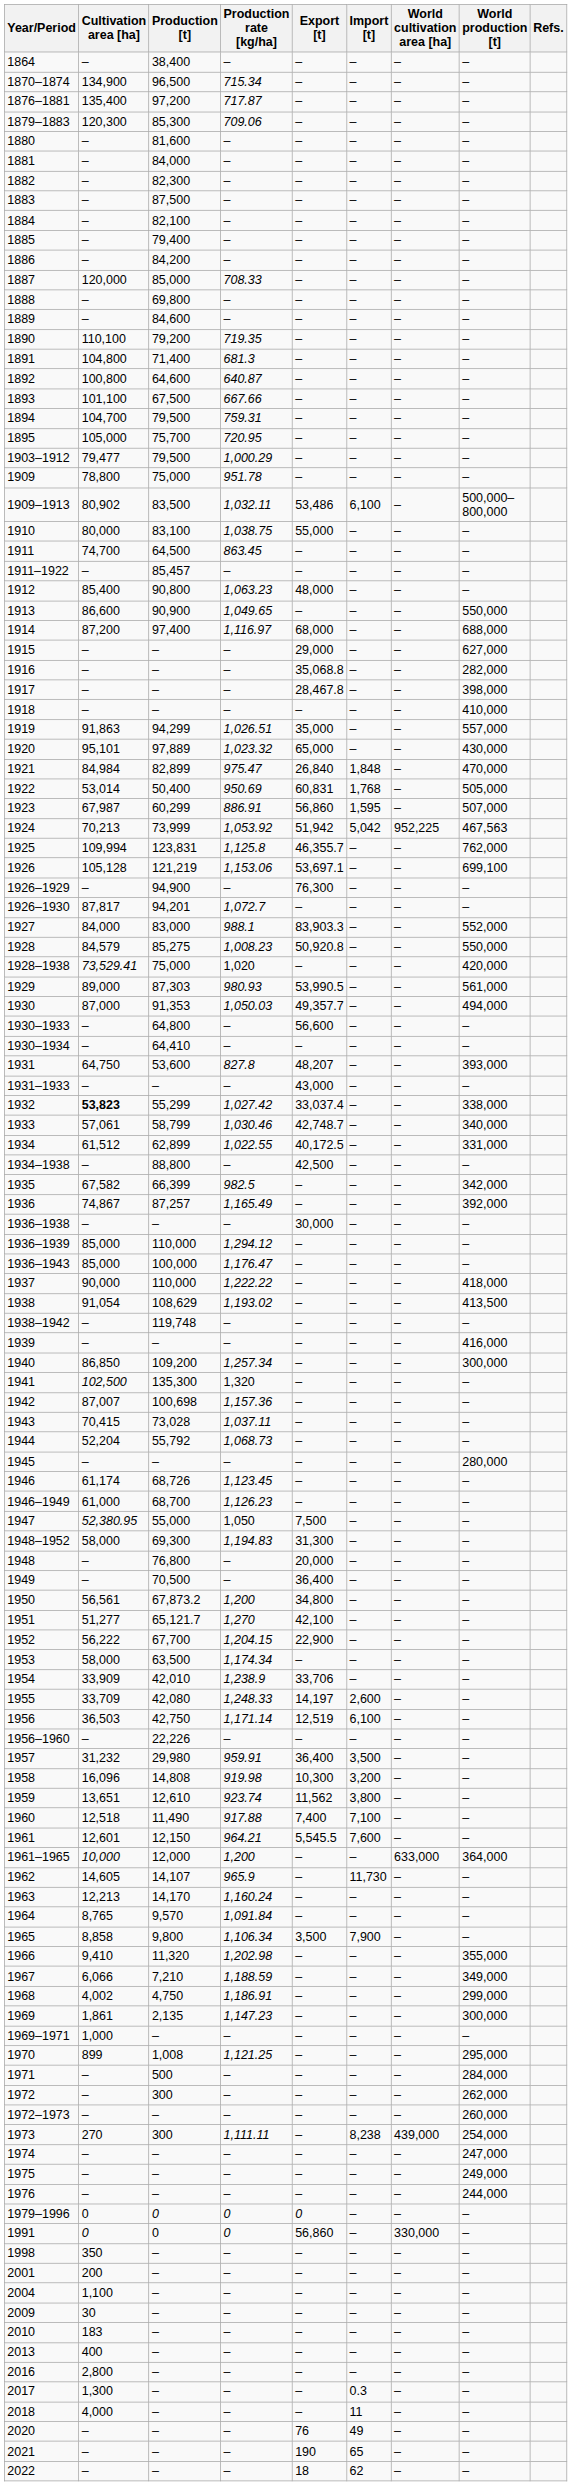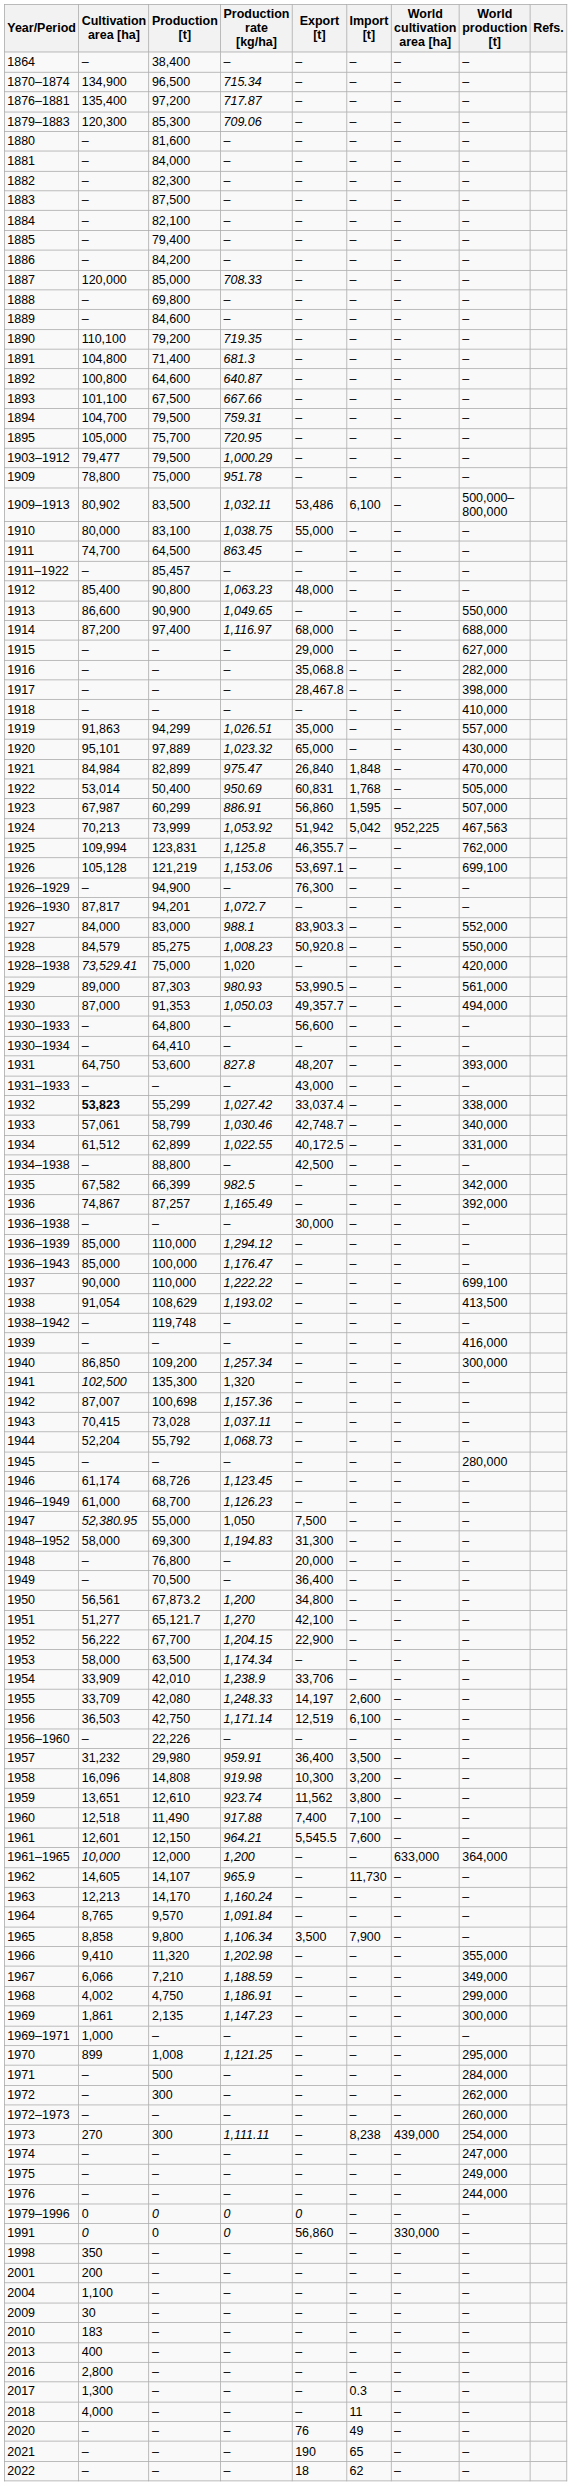(485, 1283) 418,000 -> (485, 1283) 699,100
